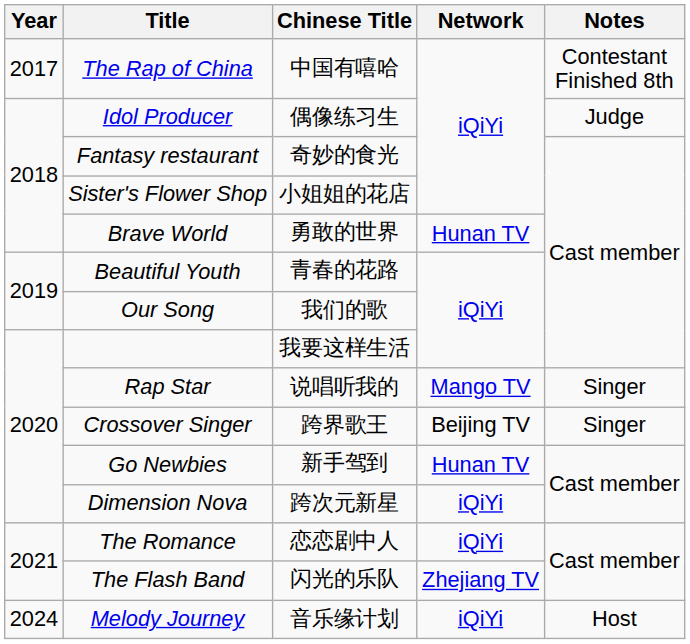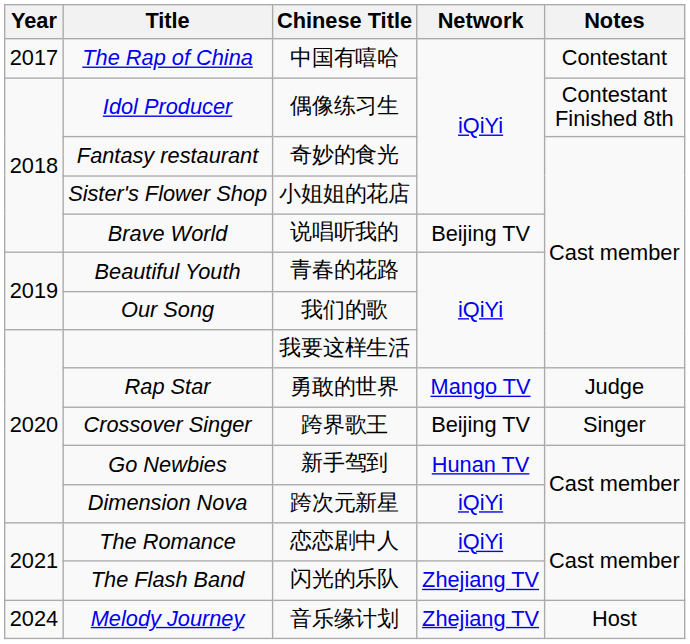(614, 68) Contestant Finished 8th -> (614, 58) Contestant
(614, 117) Judge -> (614, 107) Contestant Finished 8th
(345, 232) 勇敢的世界 -> (345, 232) 说唱听我的
(481, 233) Hunan TV -> (481, 233) Beijing TV
(345, 386) 说唱听我的 -> (345, 386) 勇敢的世界
(614, 387) Singer -> (614, 387) Judge
(481, 618) iQiYi -> (481, 618) Zhejiang TV
